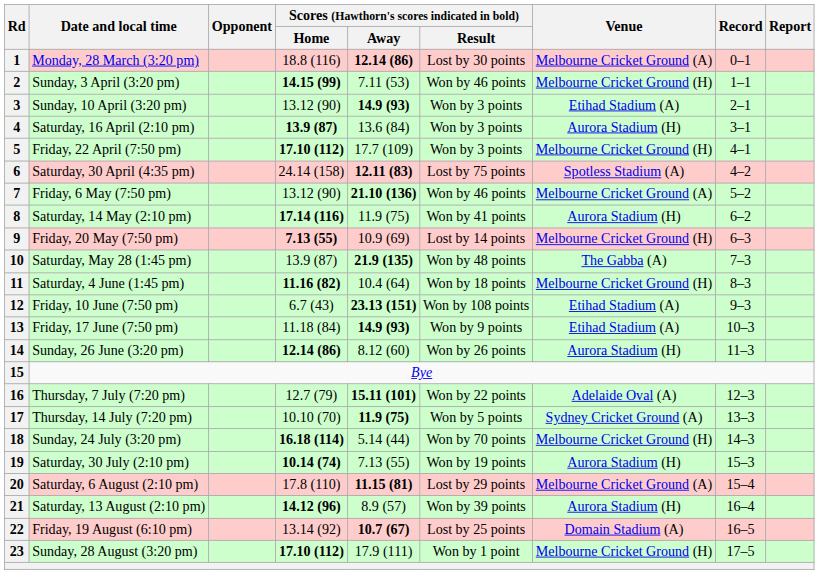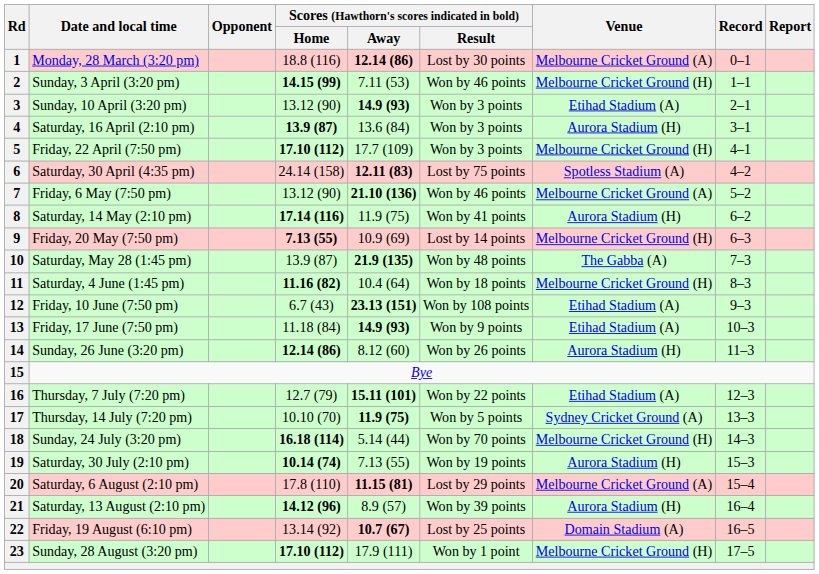(624, 395) Adelaide Oval (A) -> (624, 395) Etihad Stadium (A)
